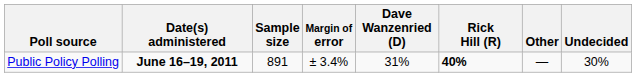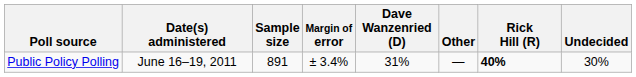columns swapped: (481, 35) <-> (542, 42)
(187, 62) bold -> (187, 62) normal
